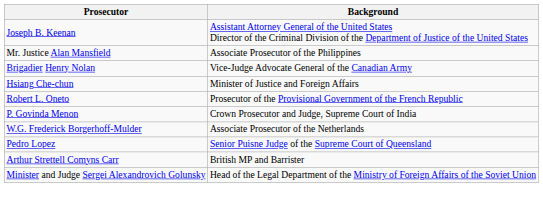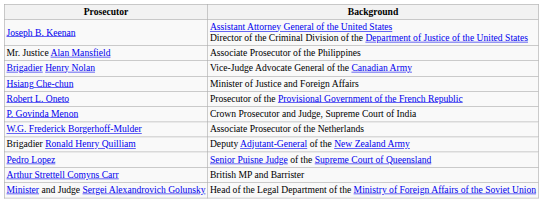+ row: (71, 144)
